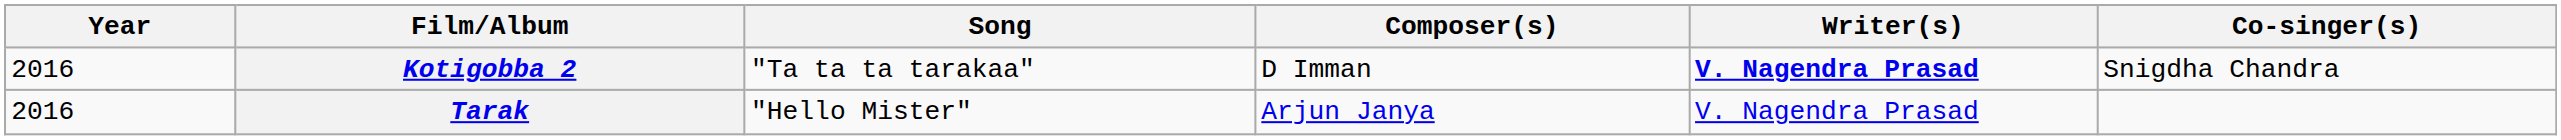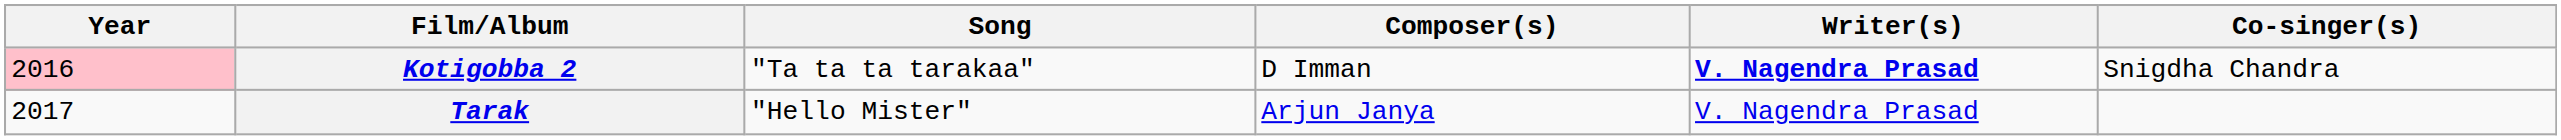(43, 69) no background -> (43, 69) pink background
(43, 112) 2016 -> (43, 112) 2017
